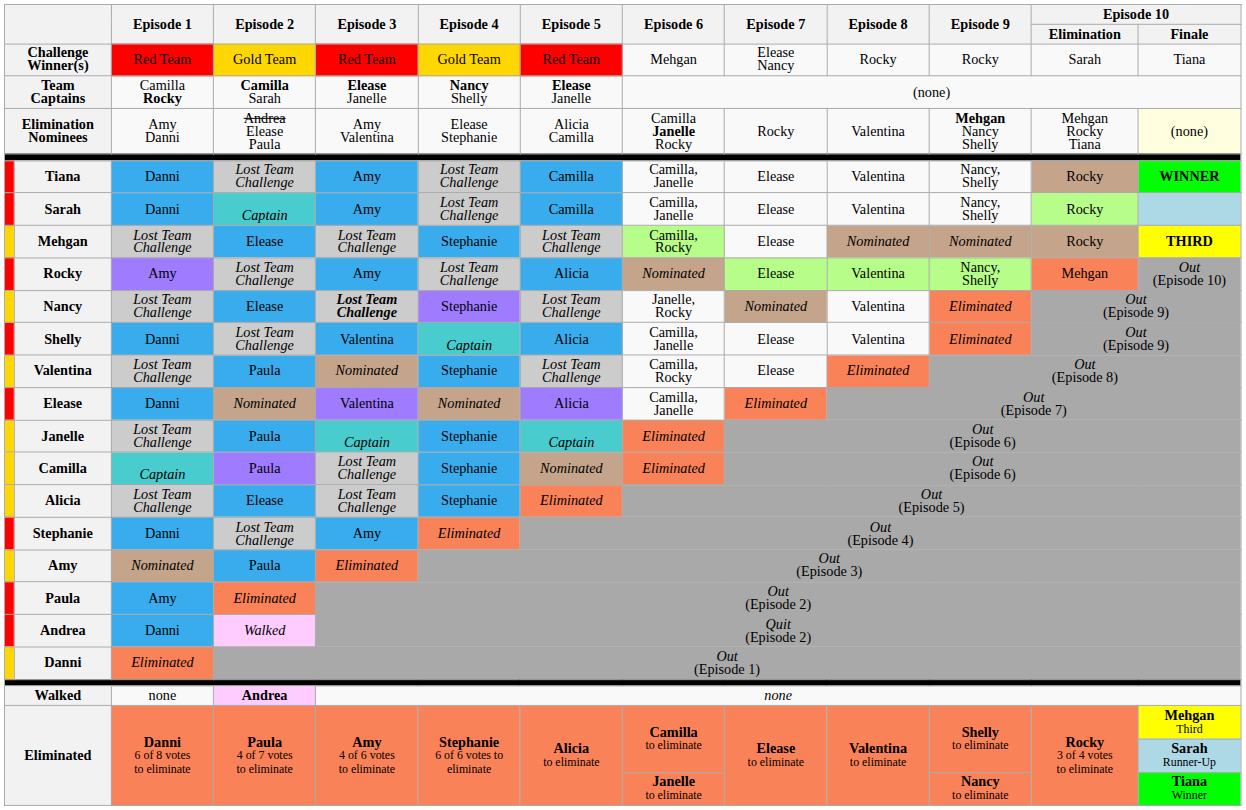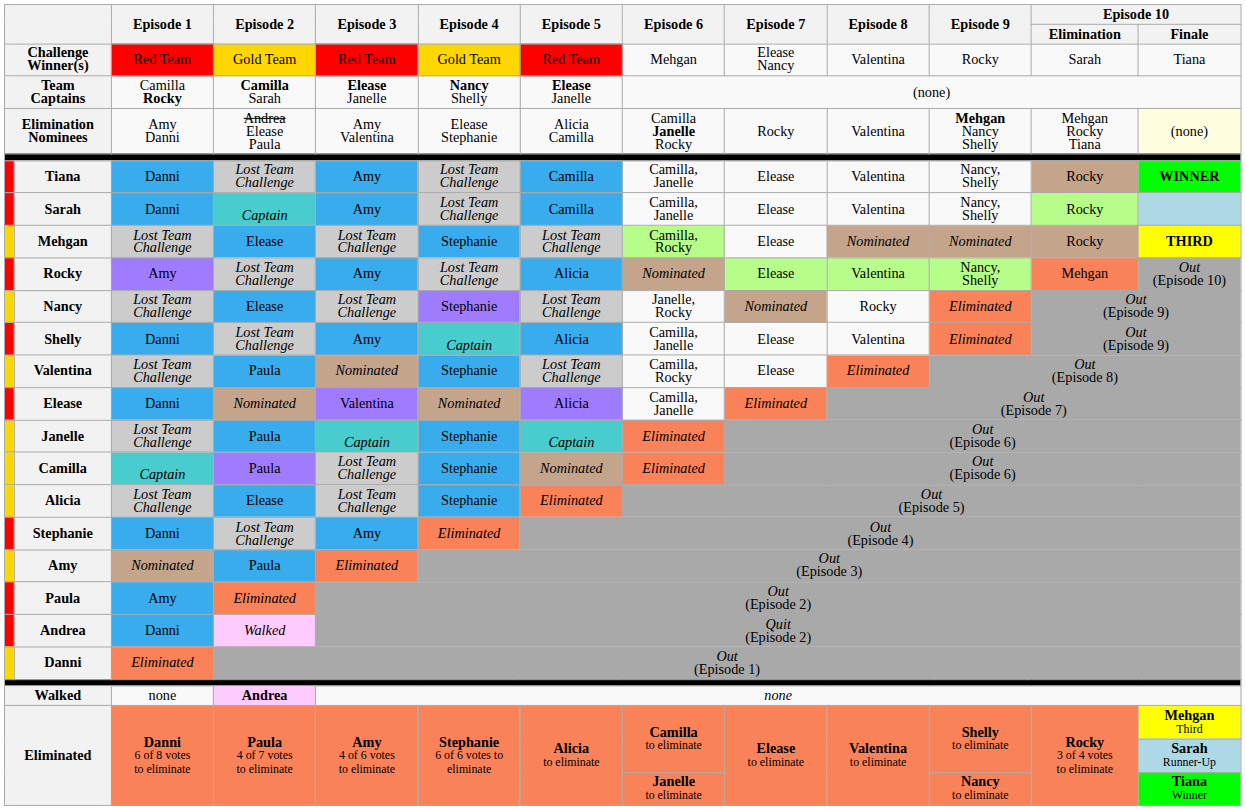(878, 60) Rocky -> (878, 60) Valentina
(367, 306) bold -> (367, 306) normal
(878, 306) Valentina -> (878, 306) Rocky
(367, 339) Valentina -> (367, 339) Amy
